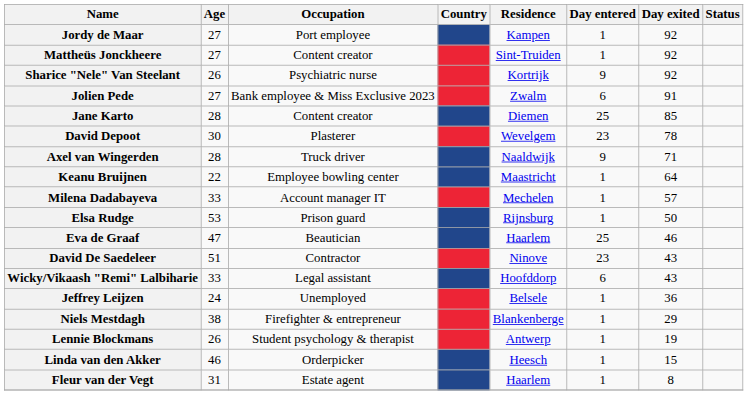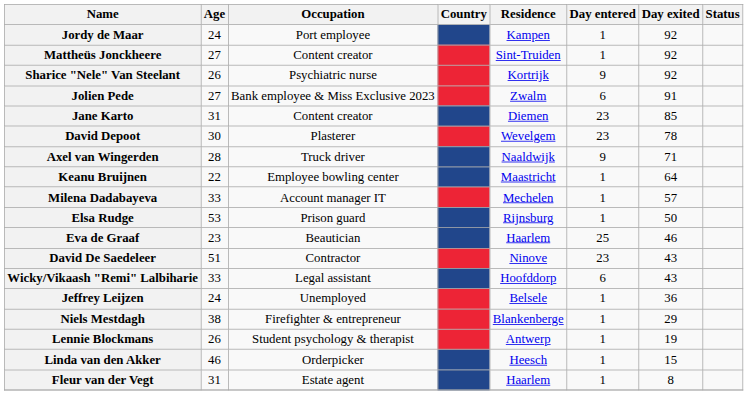(215, 34) 27 -> (215, 34) 24
(215, 116) 28 -> (215, 116) 31
(603, 116) 25 -> (603, 116) 23
(215, 237) 47 -> (215, 237) 23
